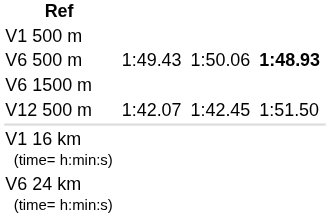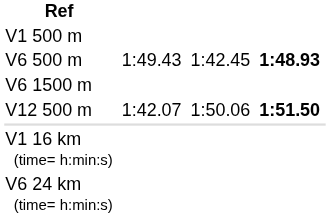(220, 60) 1:50.06 -> (220, 60) 1:42.45
(220, 109) 1:42.45 -> (220, 109) 1:50.06
(289, 109) normal -> (290, 109) bold
